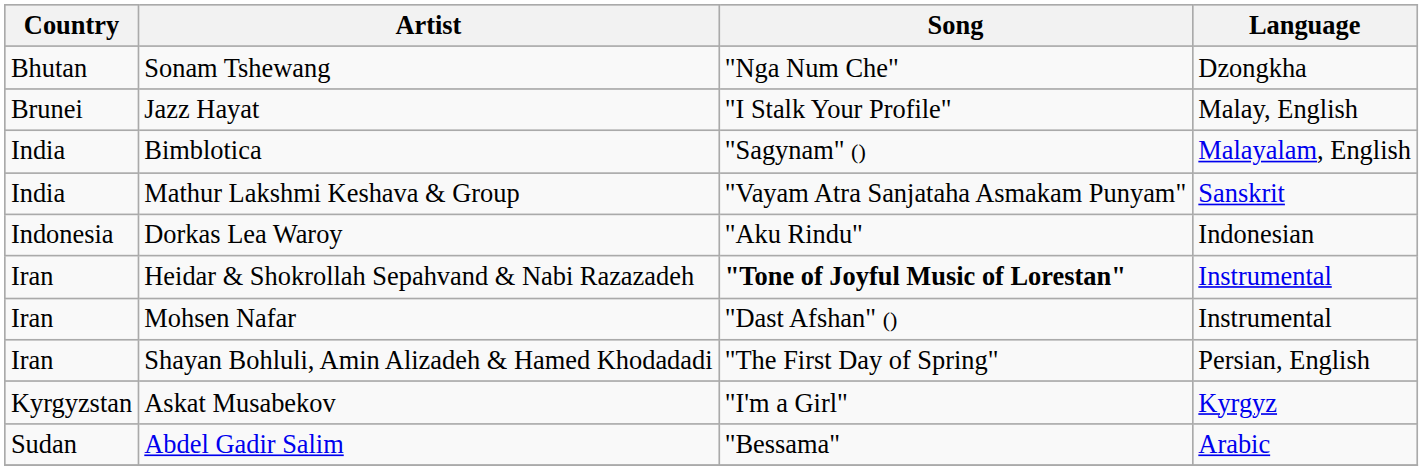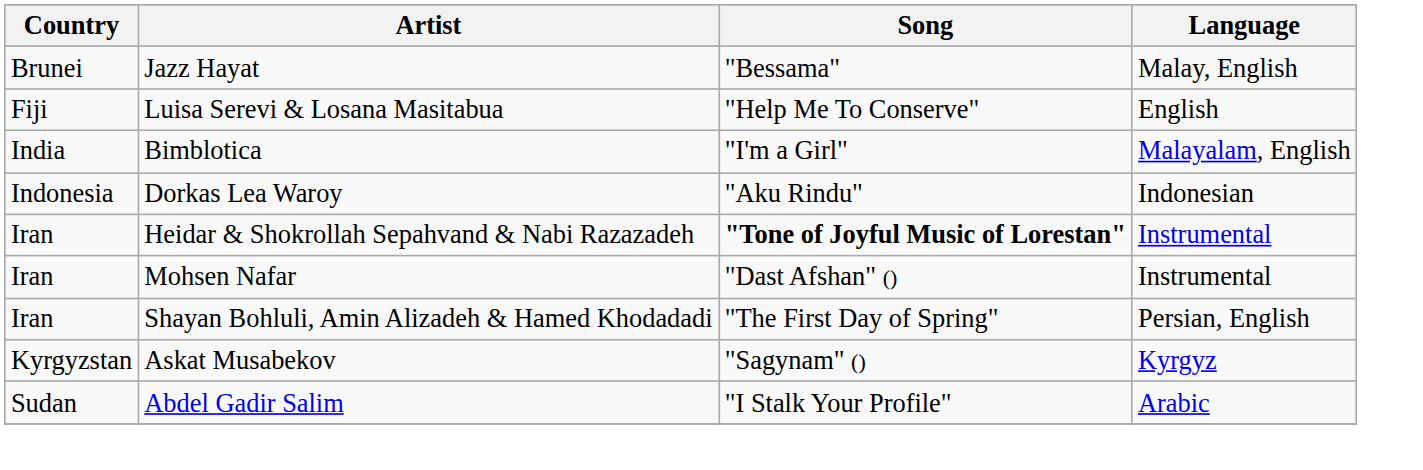- row: (237, 67)
(838, 109) "I Stalk Your Profile" -> (782, 67) "Bessama"
+ row: (324, 109)
(795, 151) "Sagynam" () -> (786, 151) "I'm a Girl"
- row: (332, 192)
(786, 402) "I'm a Girl" -> (795, 360) "Sagynam" ()
(782, 444) "Bessama" -> (838, 402) "I Stalk Your Profile"
